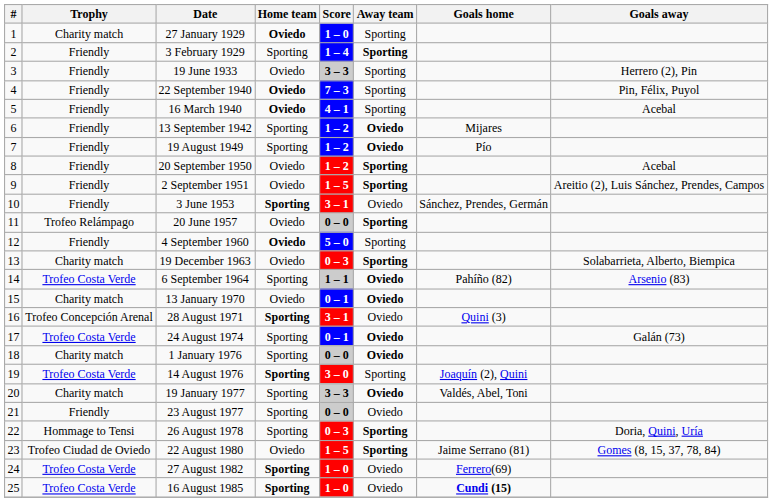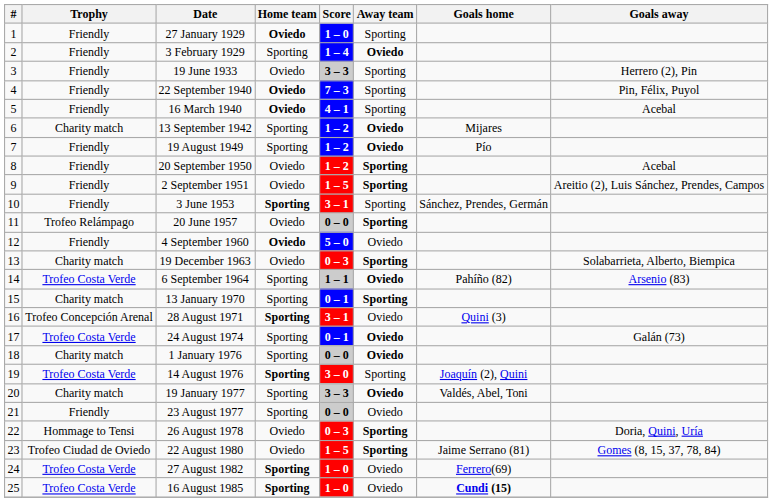(89, 33) Charity match -> (89, 33) Friendly
(385, 52) Sporting -> (385, 52) Oviedo
(89, 128) Friendly -> (89, 128) Charity match
(385, 203) Oviedo -> (385, 203) Sporting
(385, 241) Sporting -> (385, 241) Oviedo
(287, 298) Oviedo -> (287, 298) Sporting
(385, 298) Oviedo -> (385, 298) Sporting
(287, 431) Sporting -> (287, 431) Oviedo
